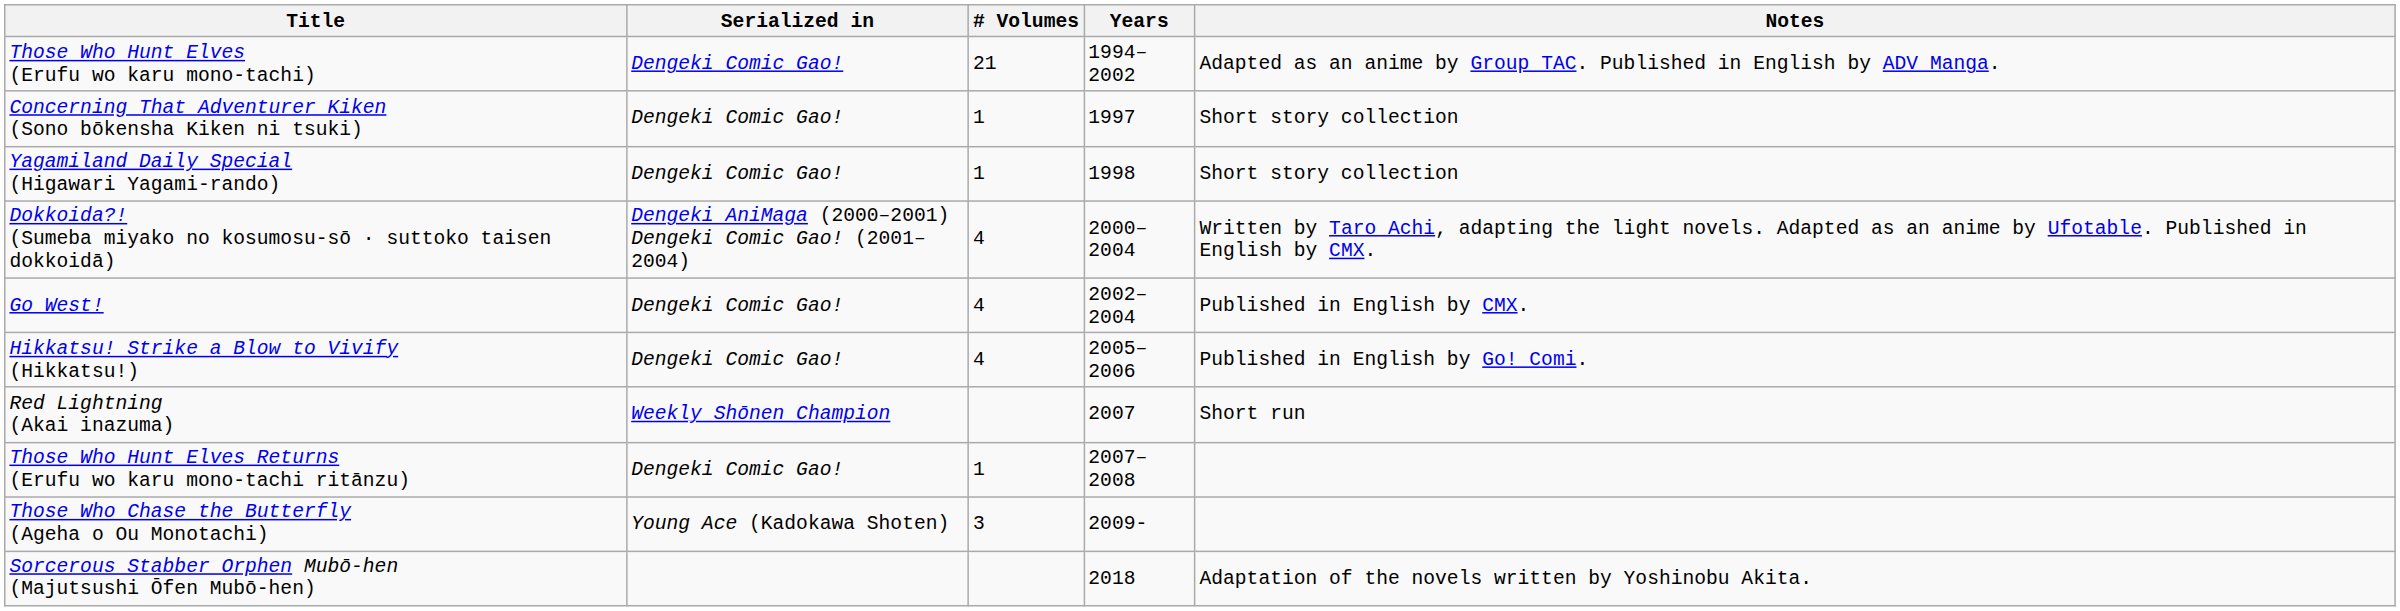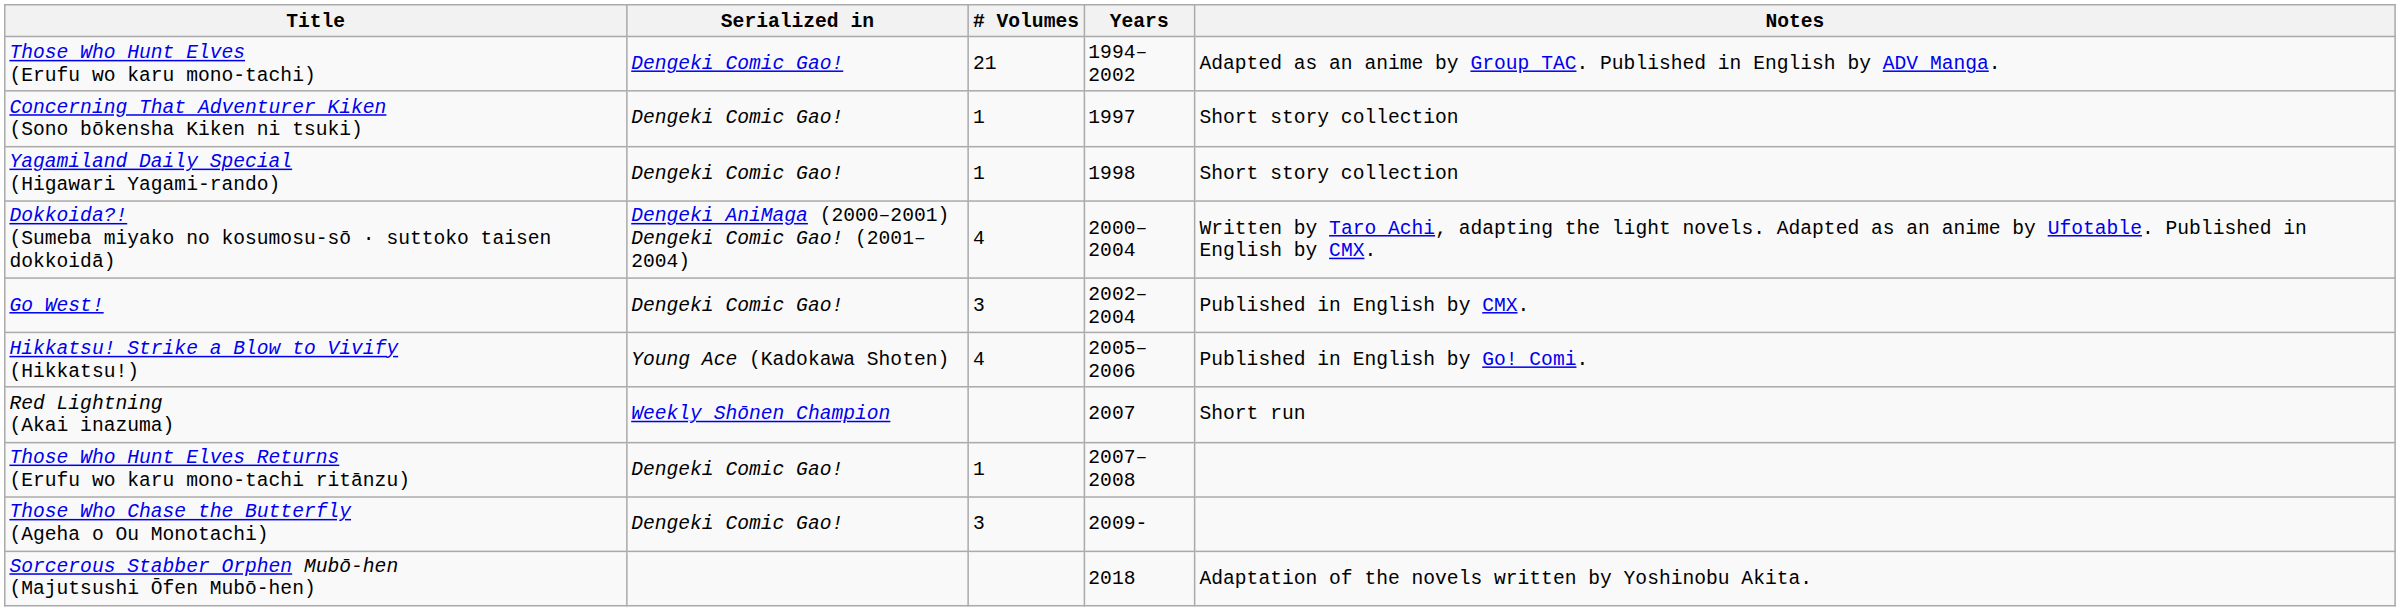(979, 305) 4 -> (979, 305) 3
(737, 360) Dengeki Comic Gao! -> (790, 360) Young Ace (Kadokawa Shoten)
(790, 524) Young Ace (Kadokawa Shoten) -> (737, 524) Dengeki Comic Gao!
